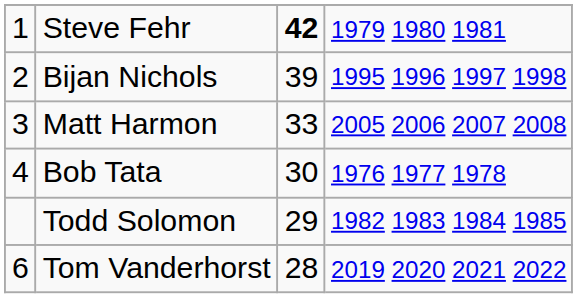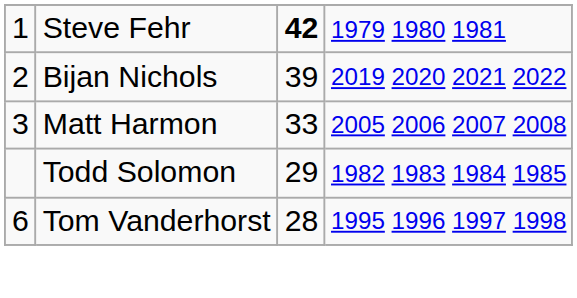(449, 77) 1995 1996 1997 1998 -> (449, 77) 2019 2020 2021 2022
- row: (102, 172)
(449, 269) 2019 2020 2021 2022 -> (449, 221) 1995 1996 1997 1998
